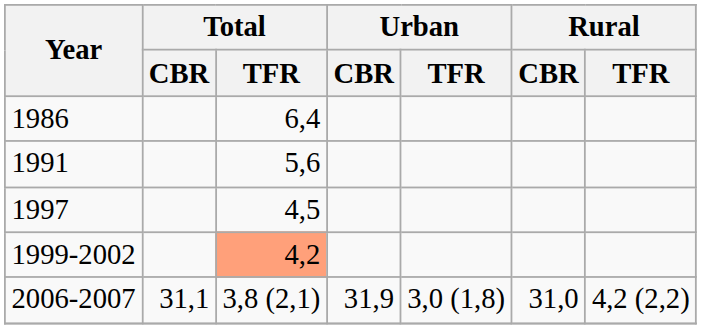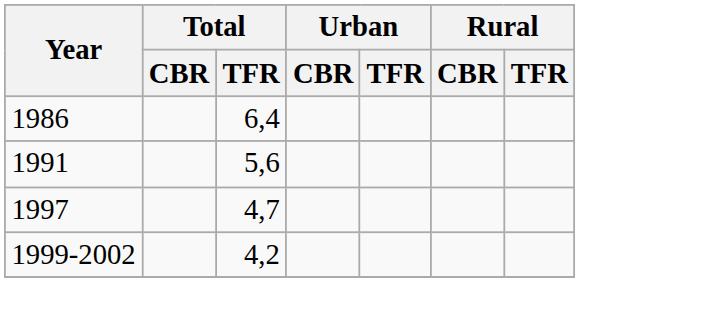(302, 208) 4,5 -> (262, 208) 4,7
(302, 254) lightsalmon background -> (262, 254) no background
- row: (74, 299)
